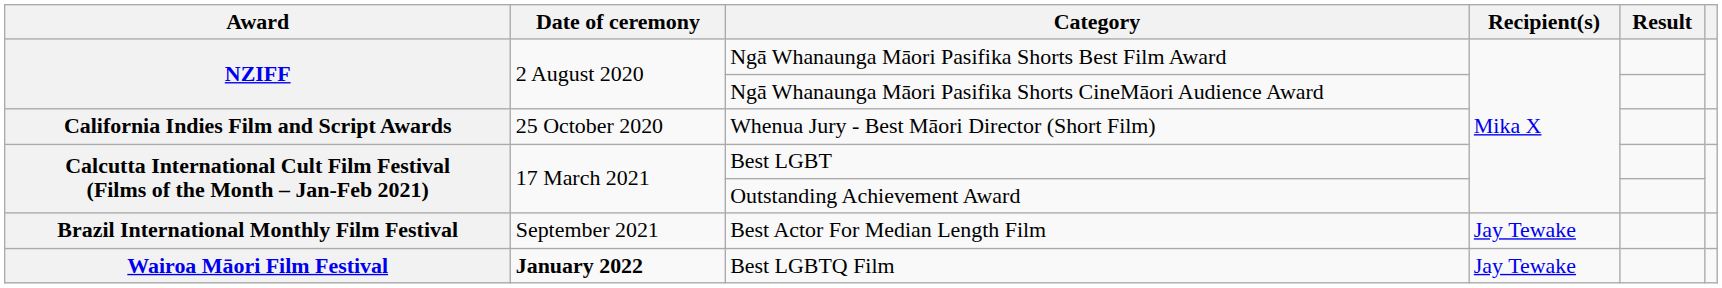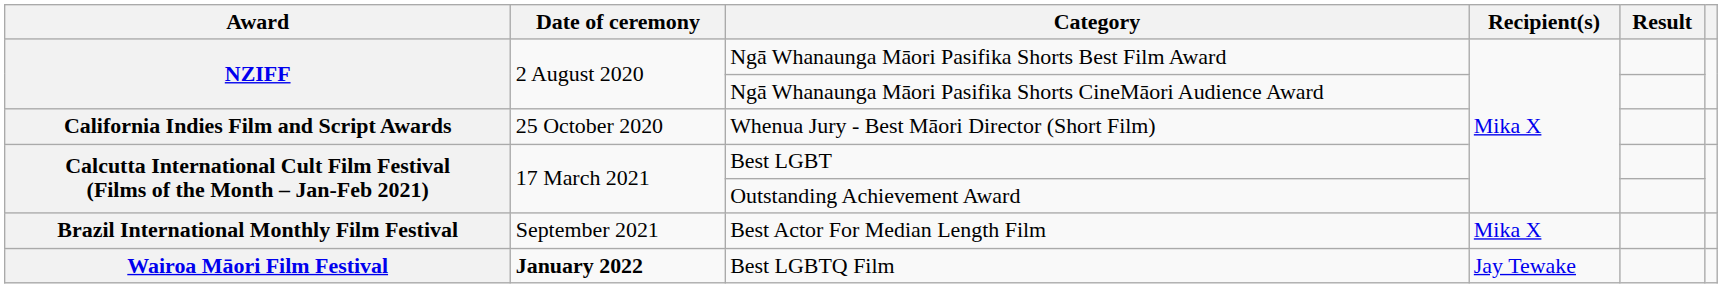(1525, 230) Jay Tewake -> (1508, 230) Mika X
